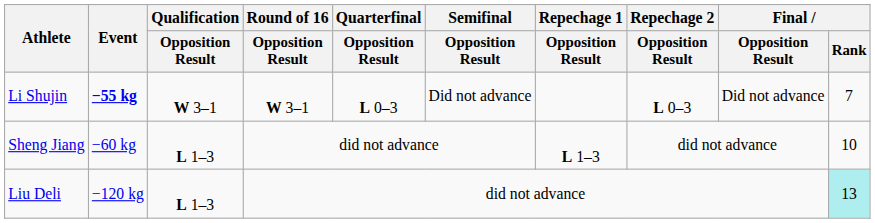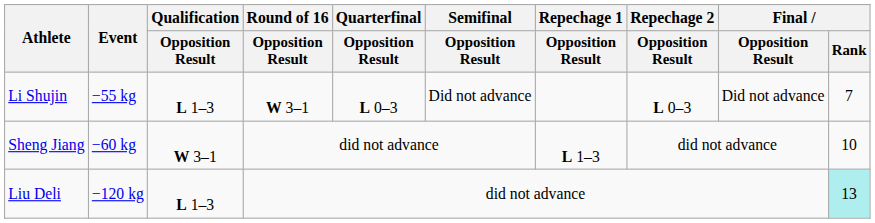(114, 96) bold -> (114, 96) normal
(195, 108) W 3–1 -> (195, 108) L 1–3
(195, 156) L 1–3 -> (195, 156) W 3–1
